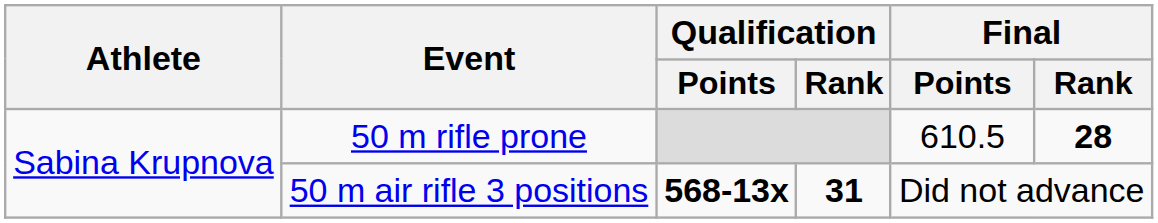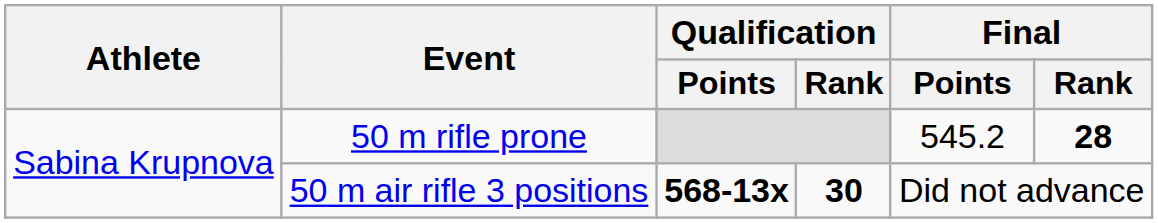(963, 137) 610.5 -> (963, 137) 545.2
(844, 190) 31 -> (844, 190) 30
